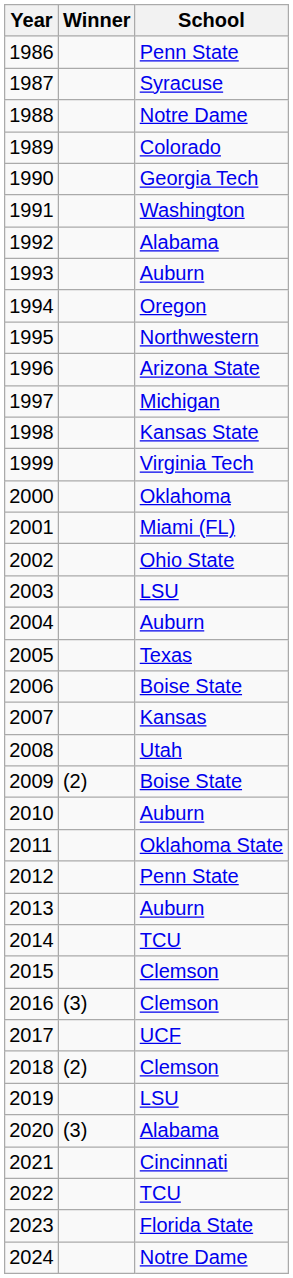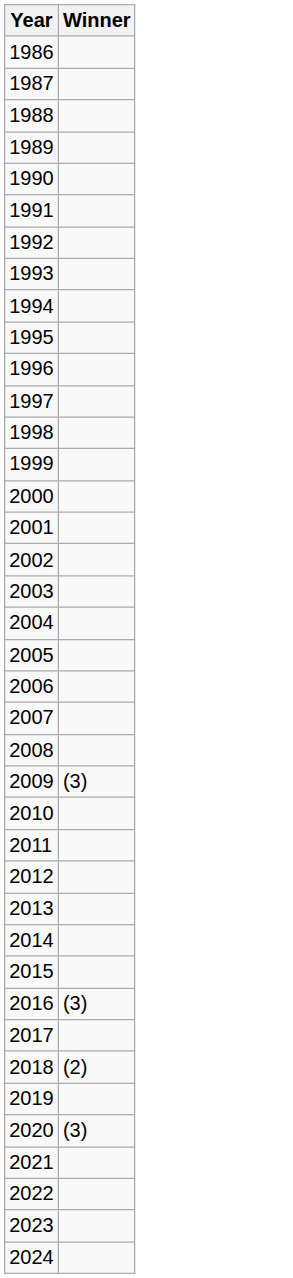- column: (211, 20)
(75, 781) (2) -> (75, 781) (3)
